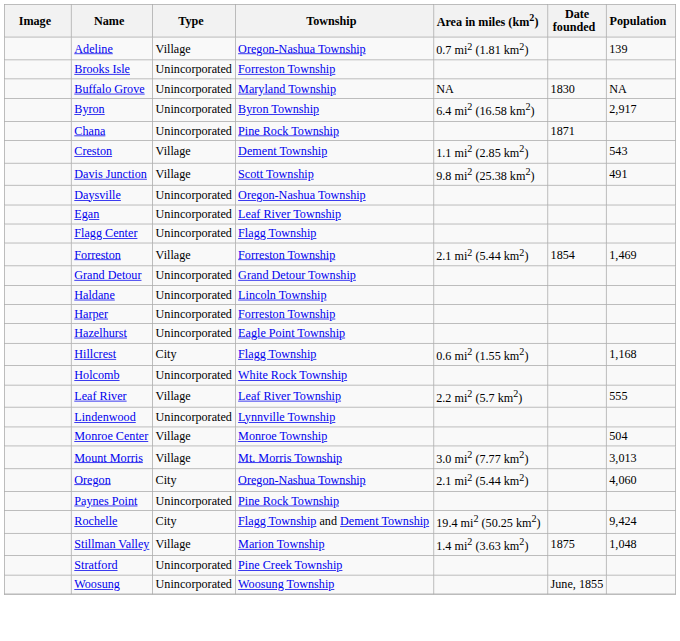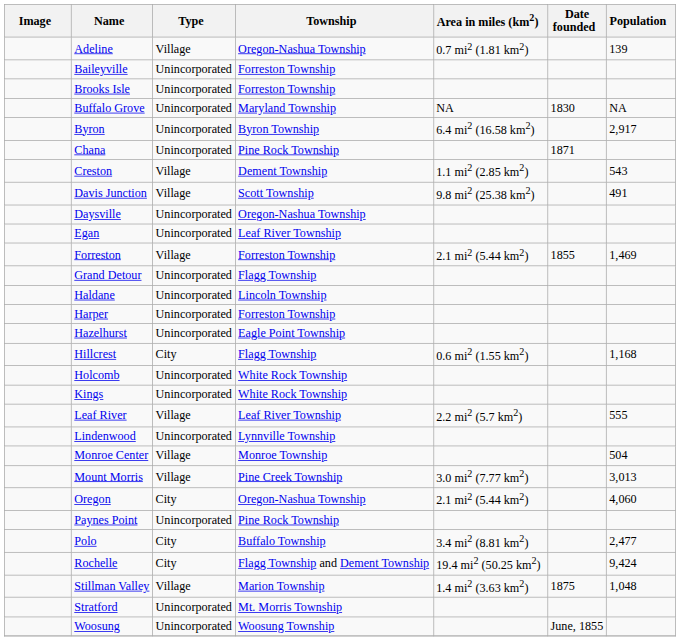+ row: (101, 69)
- row: (106, 233)
(563, 254) 1854 -> (563, 254) 1855
(297, 275) Grand Detour Township -> (277, 275) Flagg Township
+ row: (89, 394)
(290, 457) Mt. Morris Township -> (290, 476) Pine Creek Township
+ row: (85, 541)
(290, 565) Pine Creek Township -> (290, 607) Mt. Morris Township
